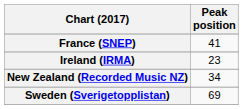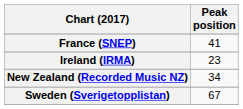(214, 95) 69 -> (214, 95) 67
